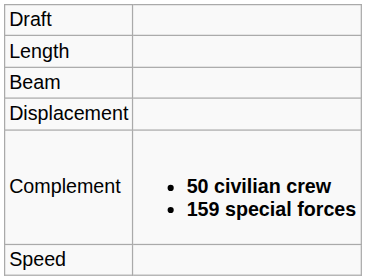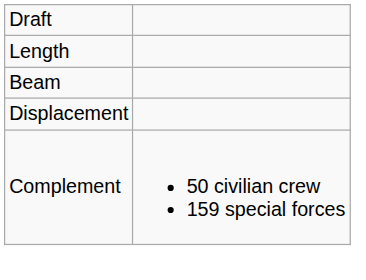(247, 198) bold -> (241, 198) normal
- row: (38, 259)
